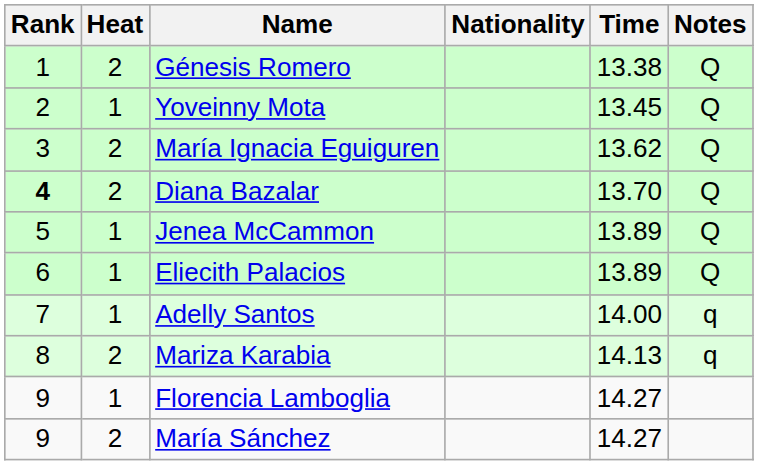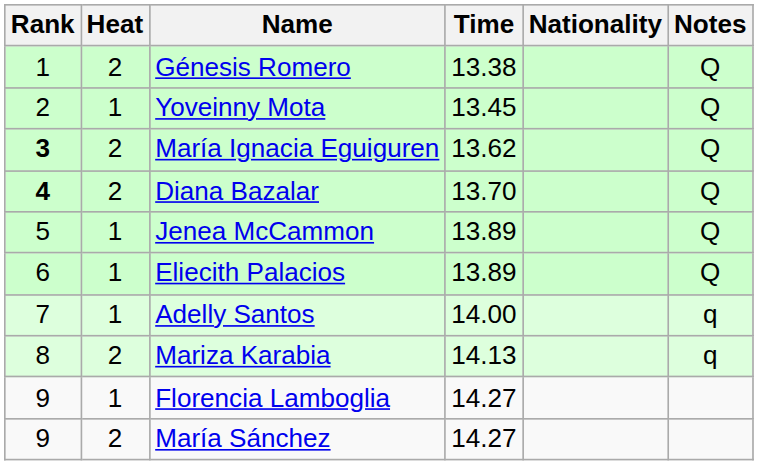columns swapped: (518, 25) <-> (629, 25)
(43, 149) normal -> (43, 149) bold
